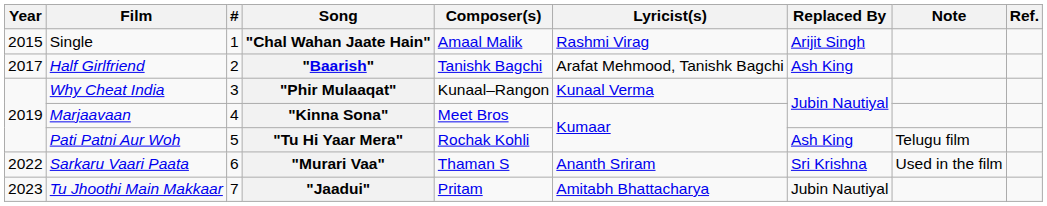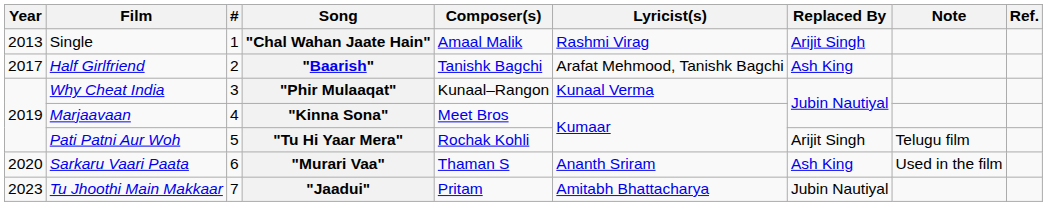(25, 41) 2015 -> (25, 41) 2013
(822, 139) Ash King -> (828, 139) Arijit Singh
(25, 164) 2022 -> (25, 164) 2020
(829, 164) Sri Krishna -> (822, 164) Ash King
